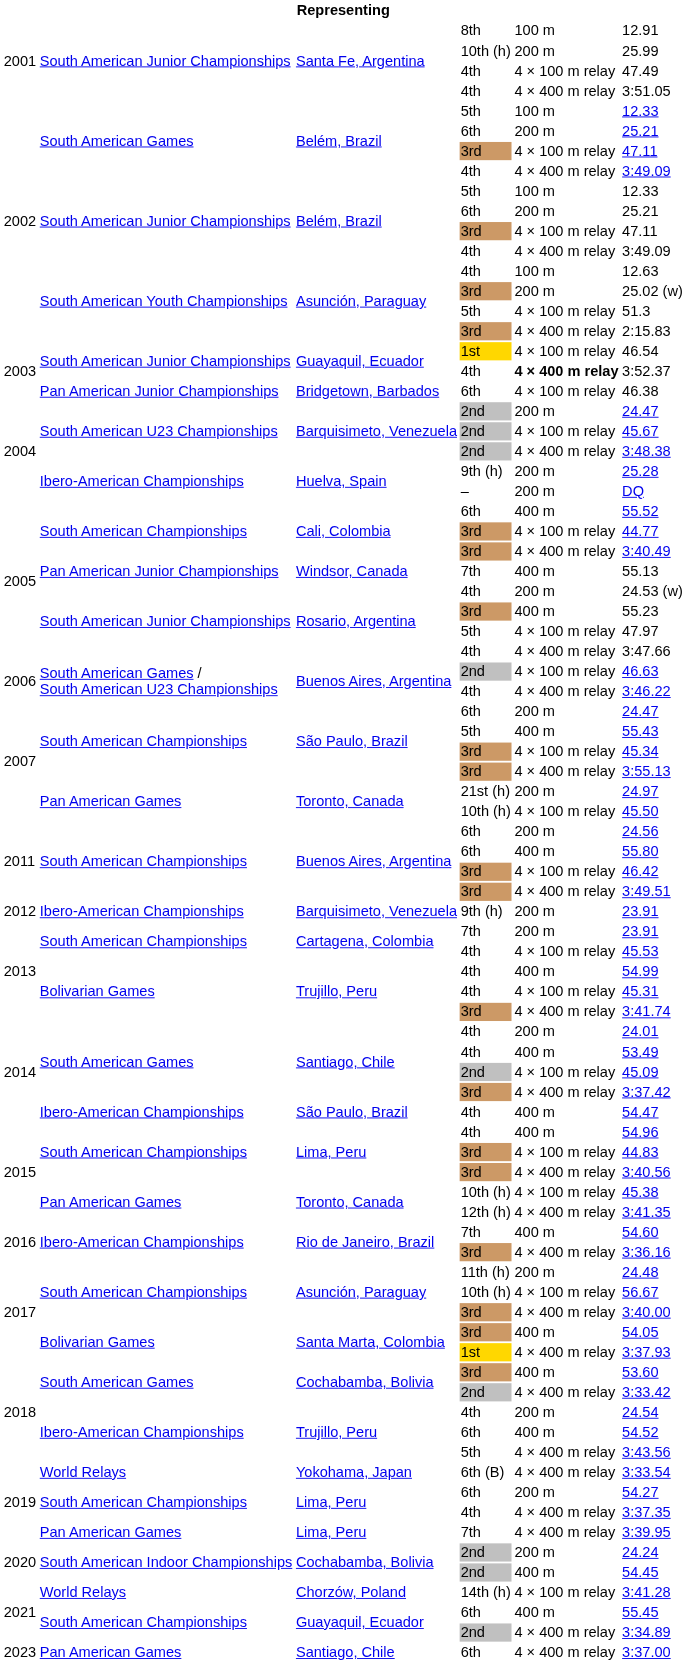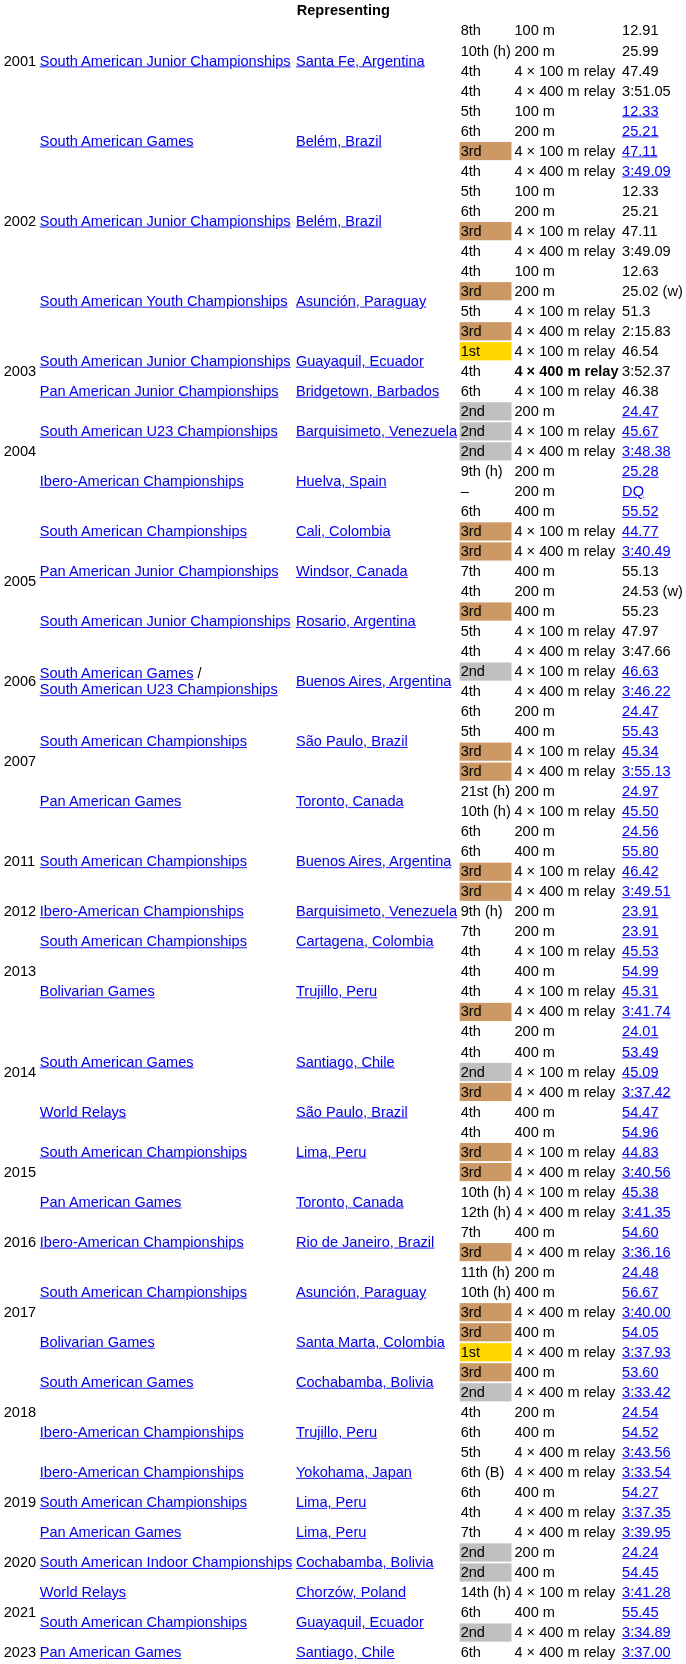(142, 1112) Ibero-American Championships -> (83, 1112) World Relays
(565, 1292) 4 × 100 m relay -> (535, 1292) 400 m
(83, 1472) World Relays -> (142, 1472) Ibero-American Championships
(535, 1492) 200 m -> (535, 1492) 400 m
